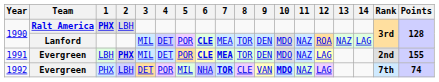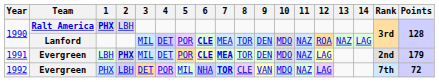(416, 55) 155 -> (416, 55) 179
(284, 70) bold -> (284, 70) normal
(416, 70) 74 -> (416, 70) 72
